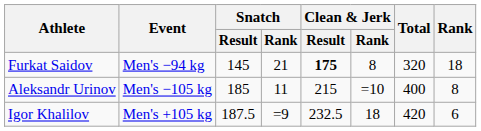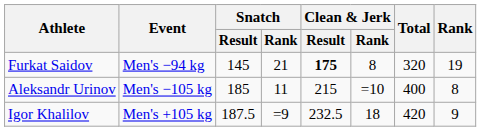(455, 65) 18 -> (455, 65) 19
(455, 114) 6 -> (455, 114) 9
